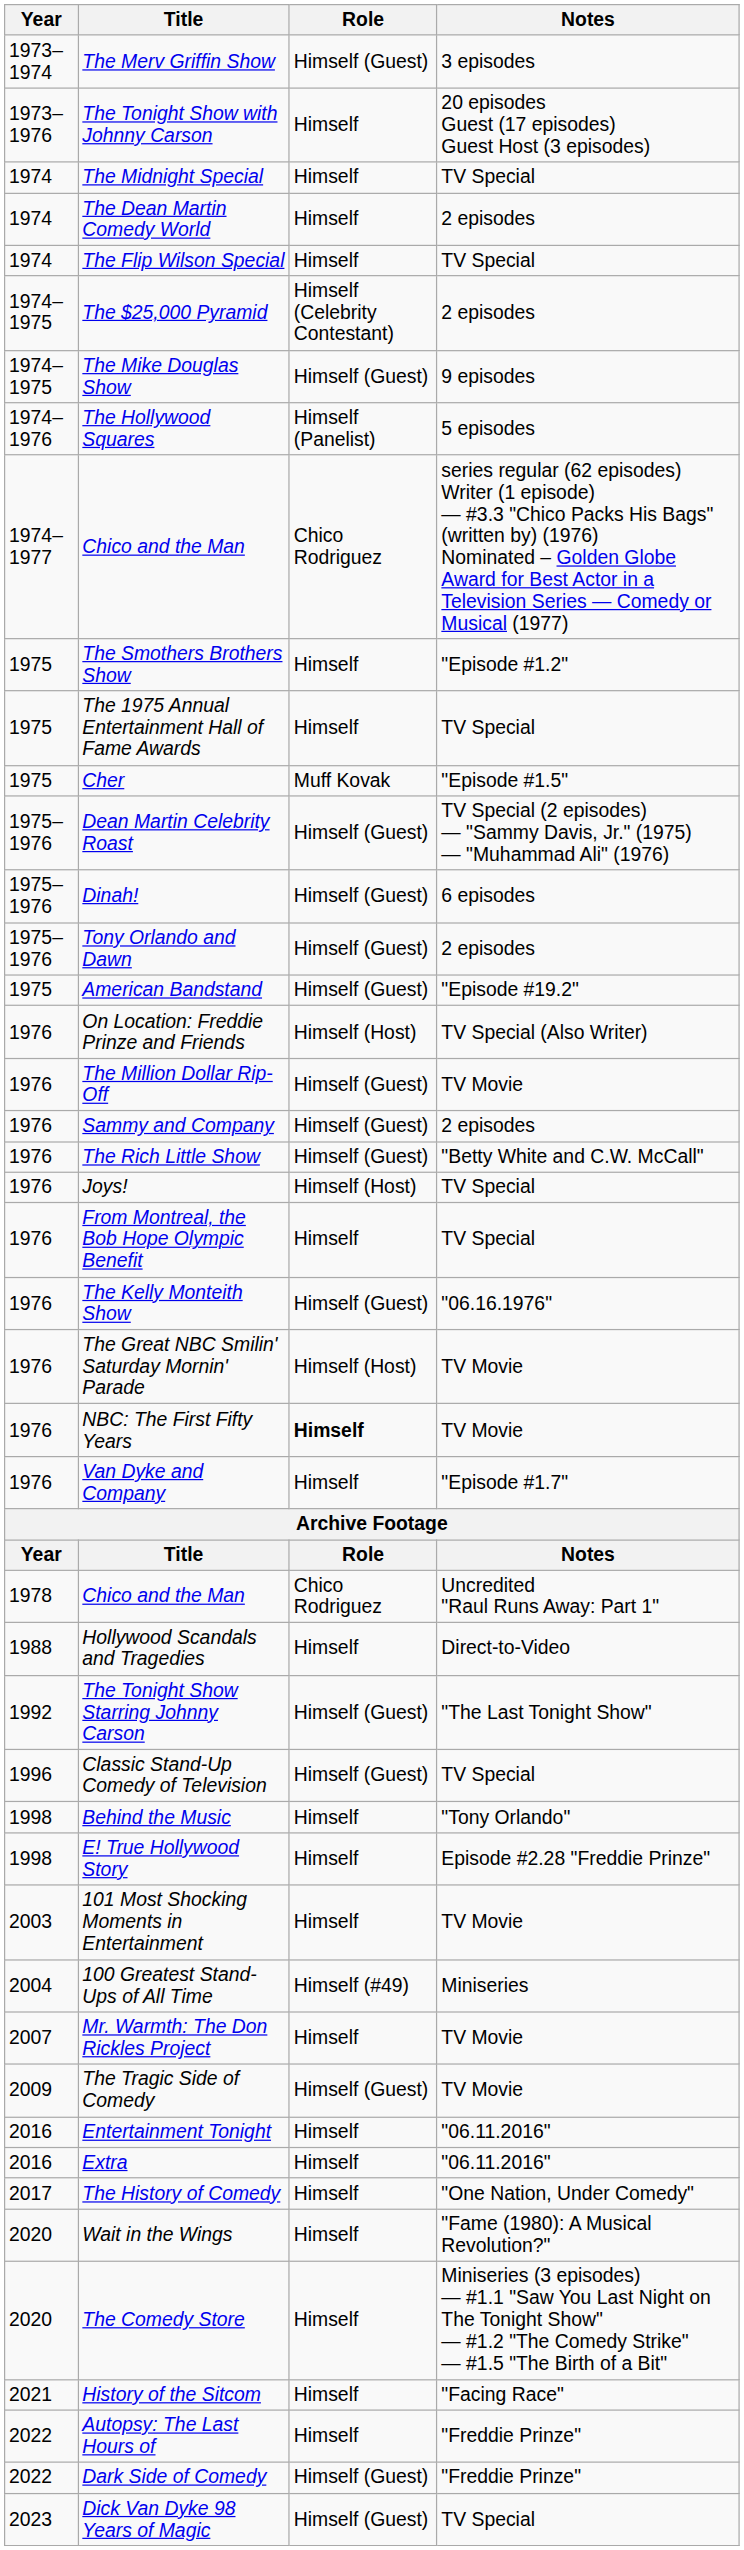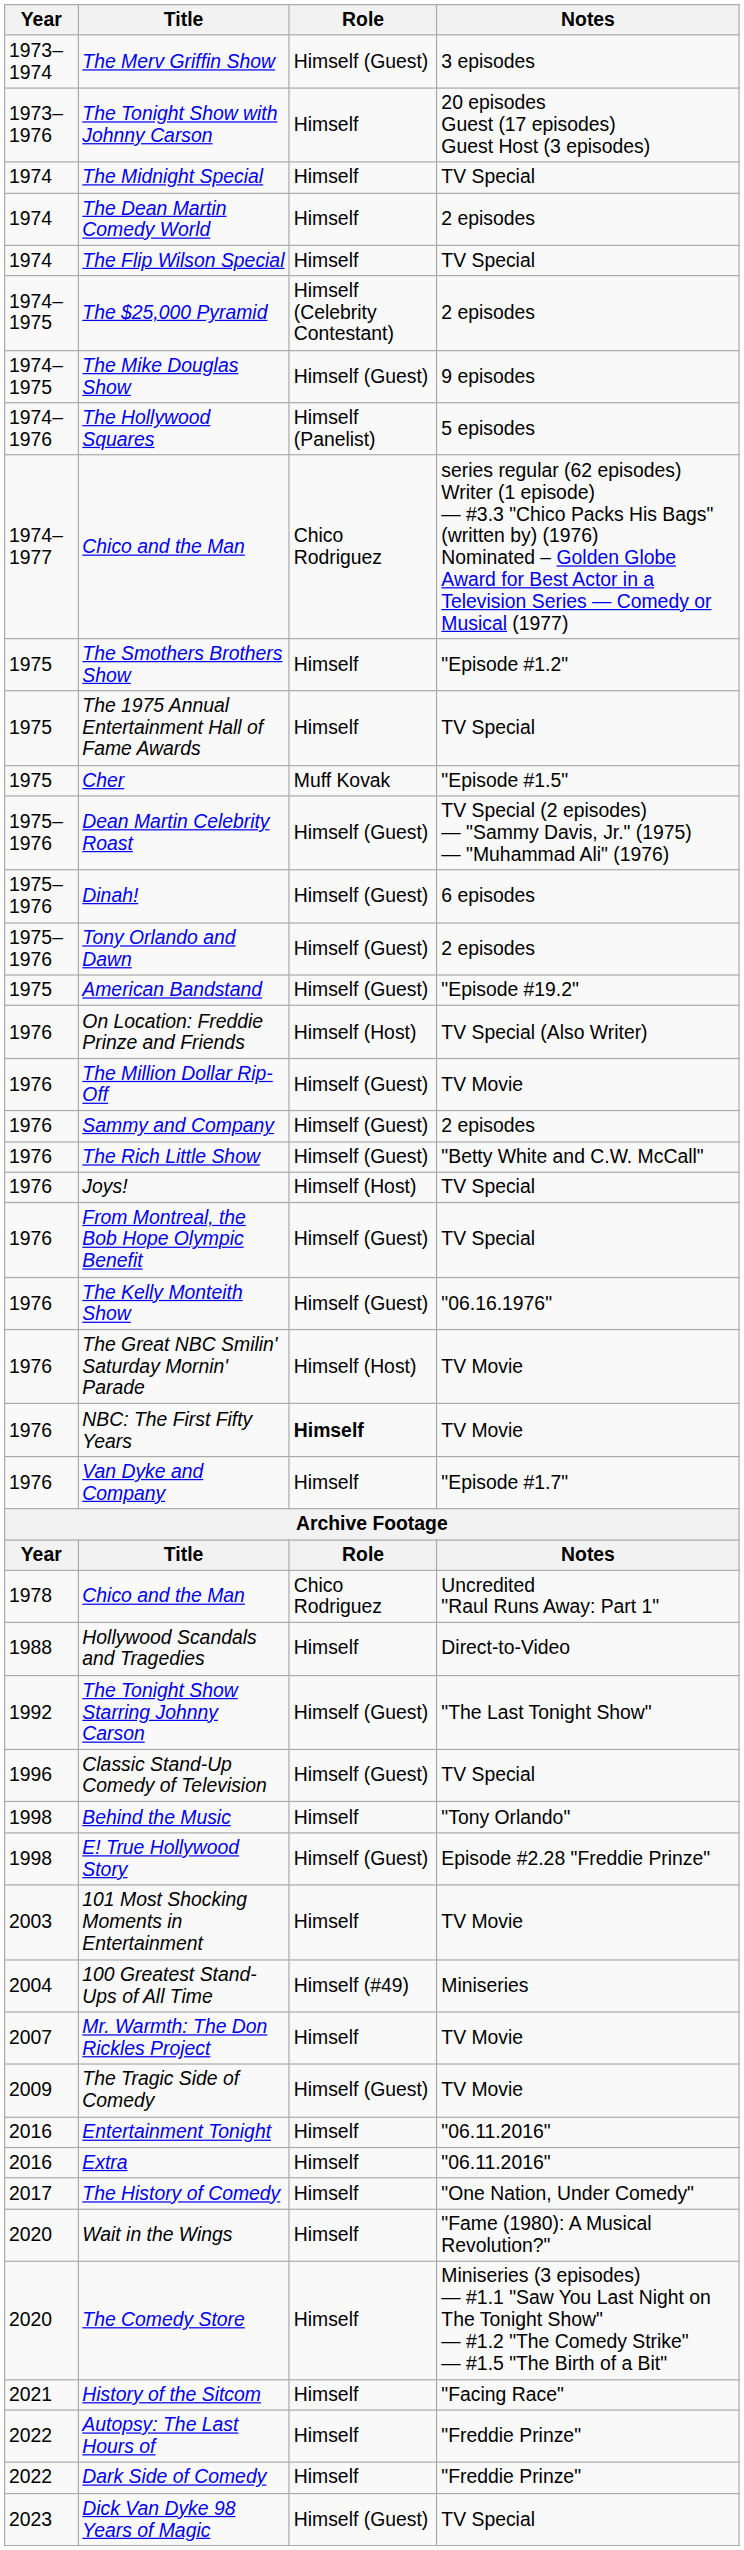(326, 1239) Himself -> (361, 1239) Himself (Guest)
(326, 1858) Himself -> (361, 1858) Himself (Guest)
(361, 2477) Himself (Guest) -> (326, 2477) Himself
